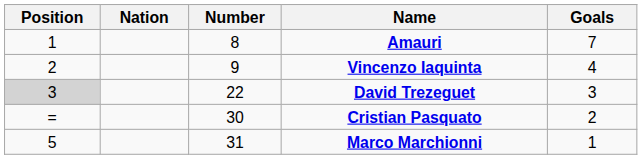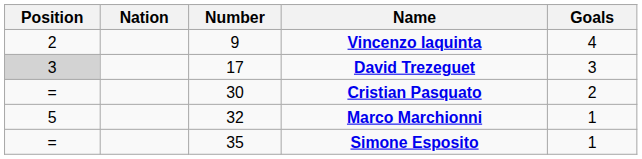- row: (415, 42)
(235, 92) 22 -> (235, 67) 17
(235, 142) 31 -> (235, 117) 32
+ row: (415, 142)
